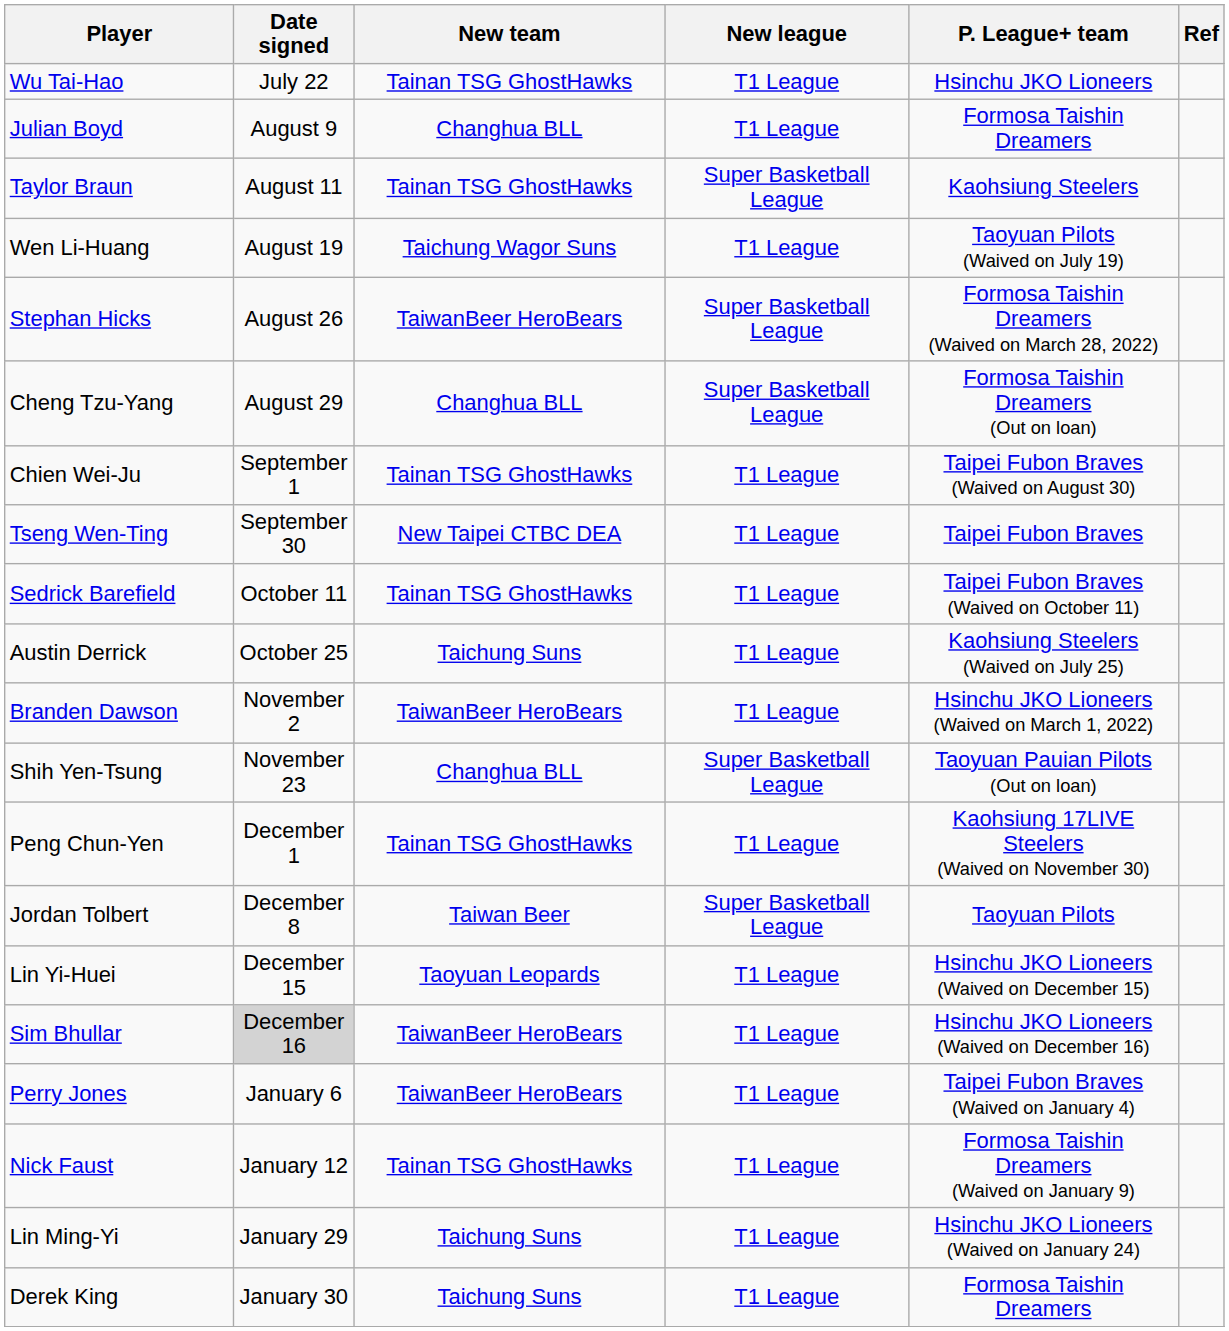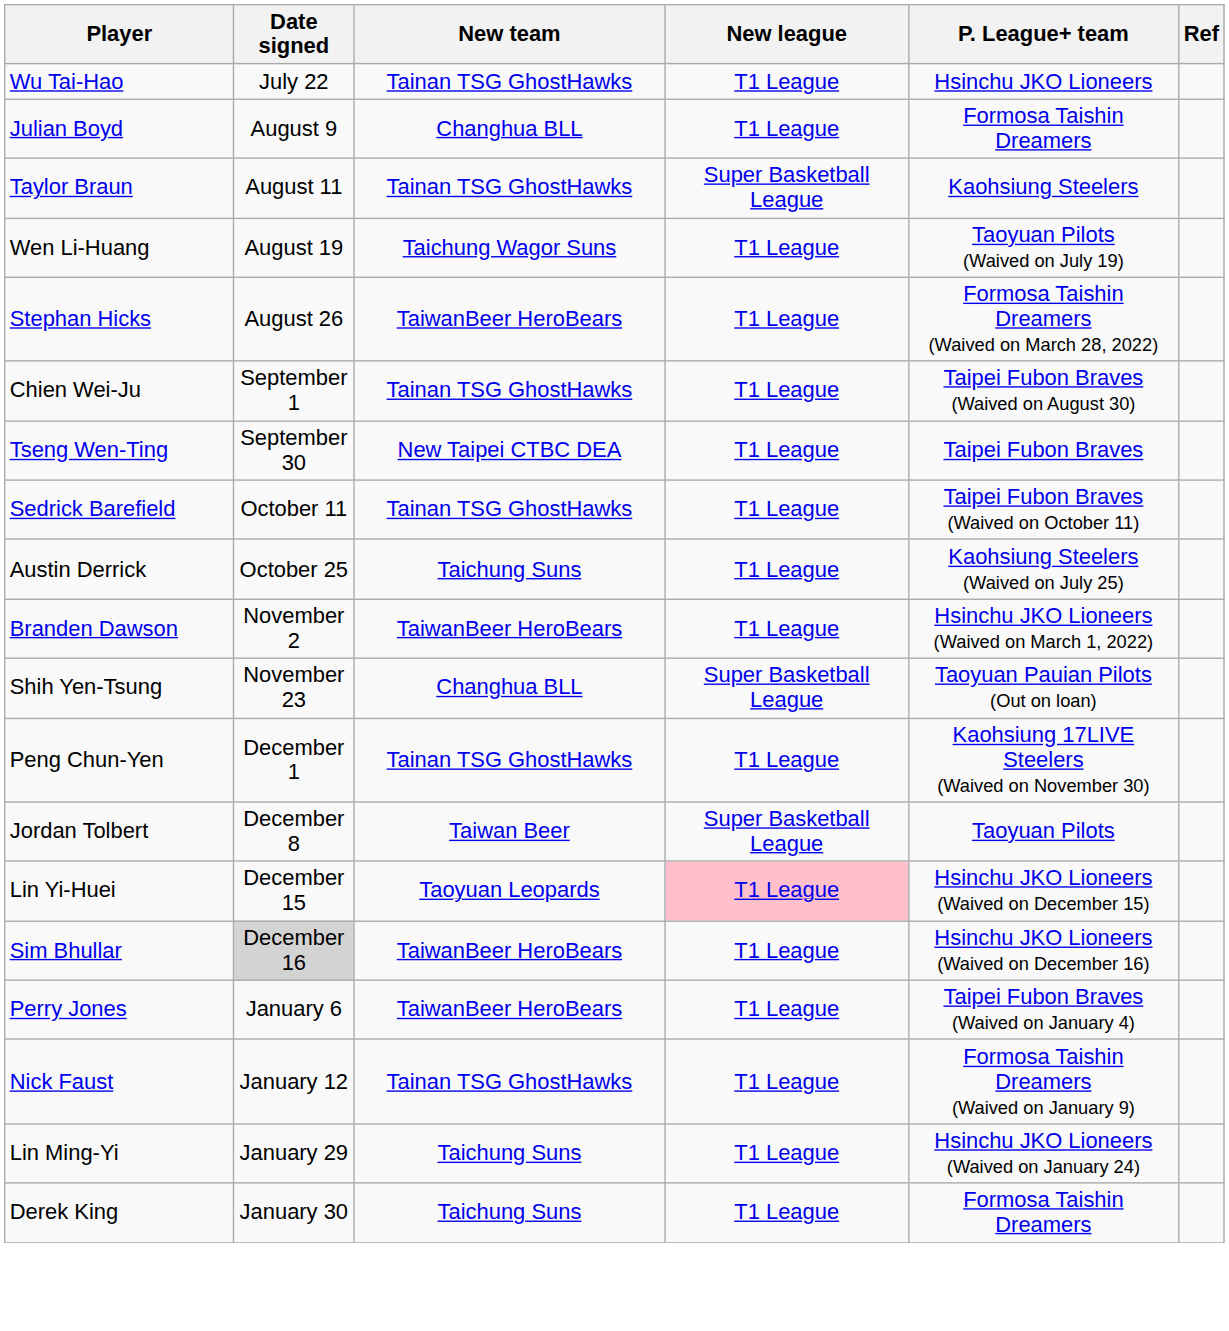(787, 319) Super Basketball League -> (787, 319) T1 League
- row: (92, 403)
(787, 974) no background -> (787, 890) pink background
